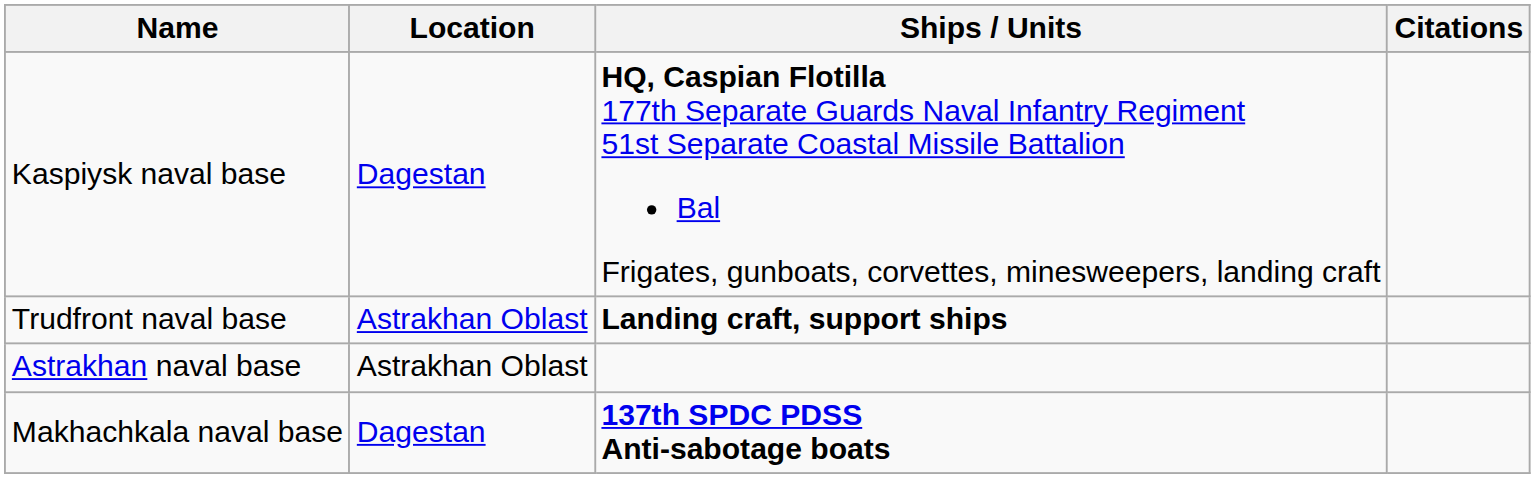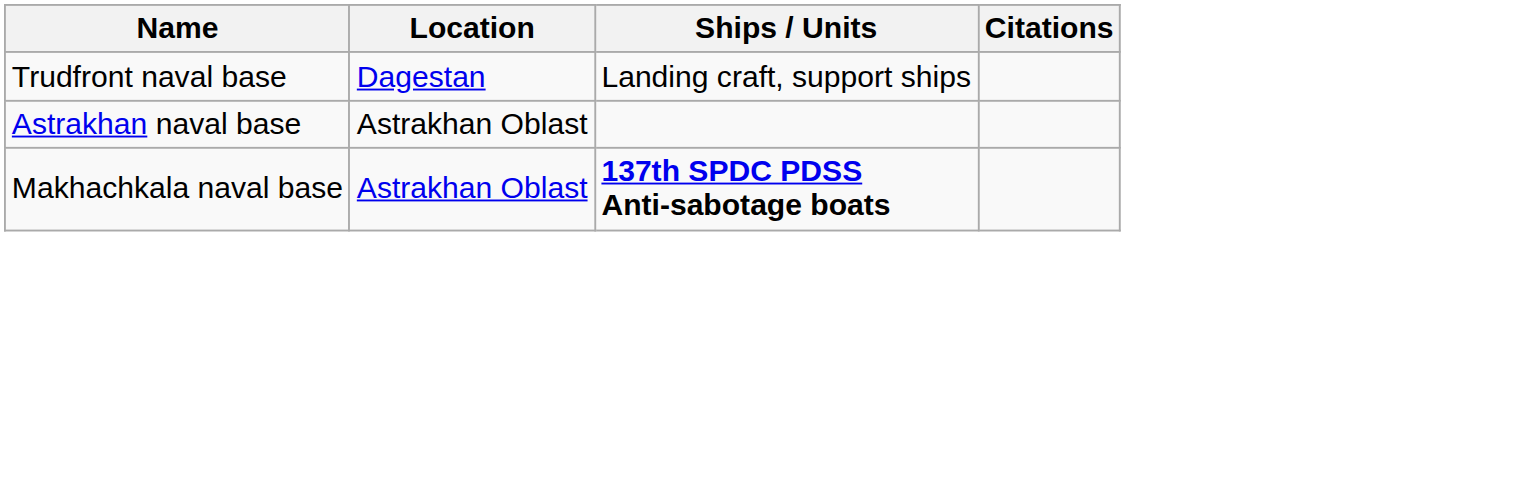- row: (149, 173)
(472, 319) Astrakhan Oblast -> (421, 76) Dagestan
(804, 319) bold -> (786, 76) normal
(421, 431) Dagestan -> (472, 188) Astrakhan Oblast
